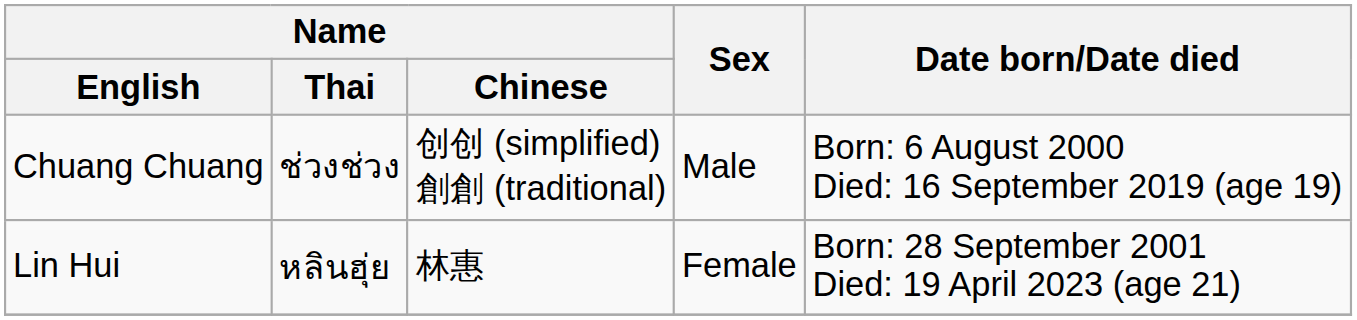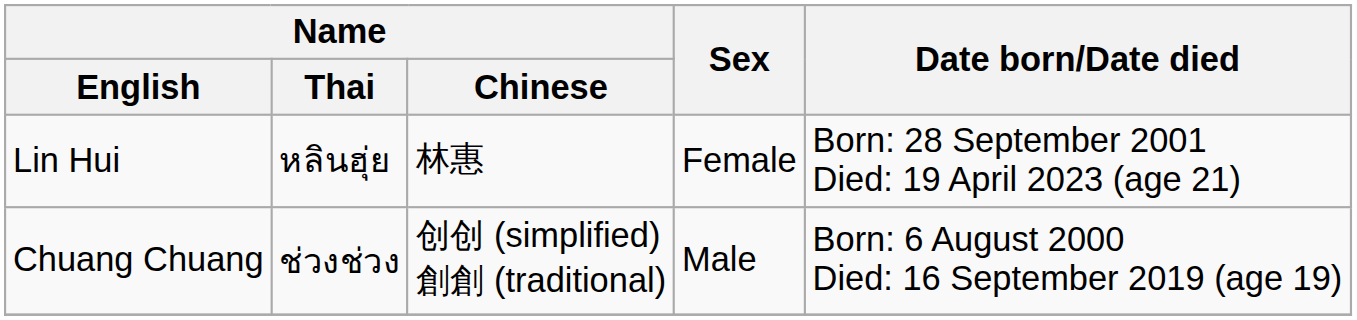rows swapped: (138, 166) <-> (67, 266)
